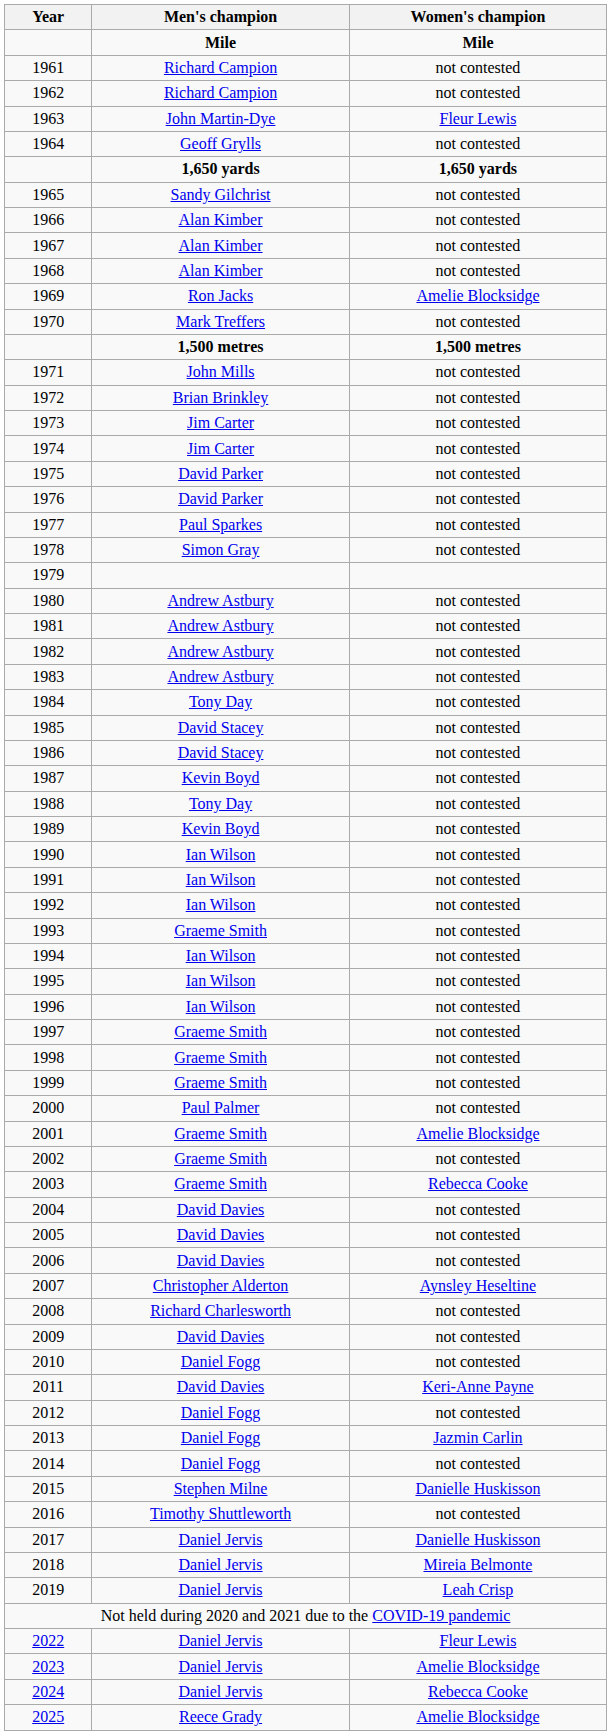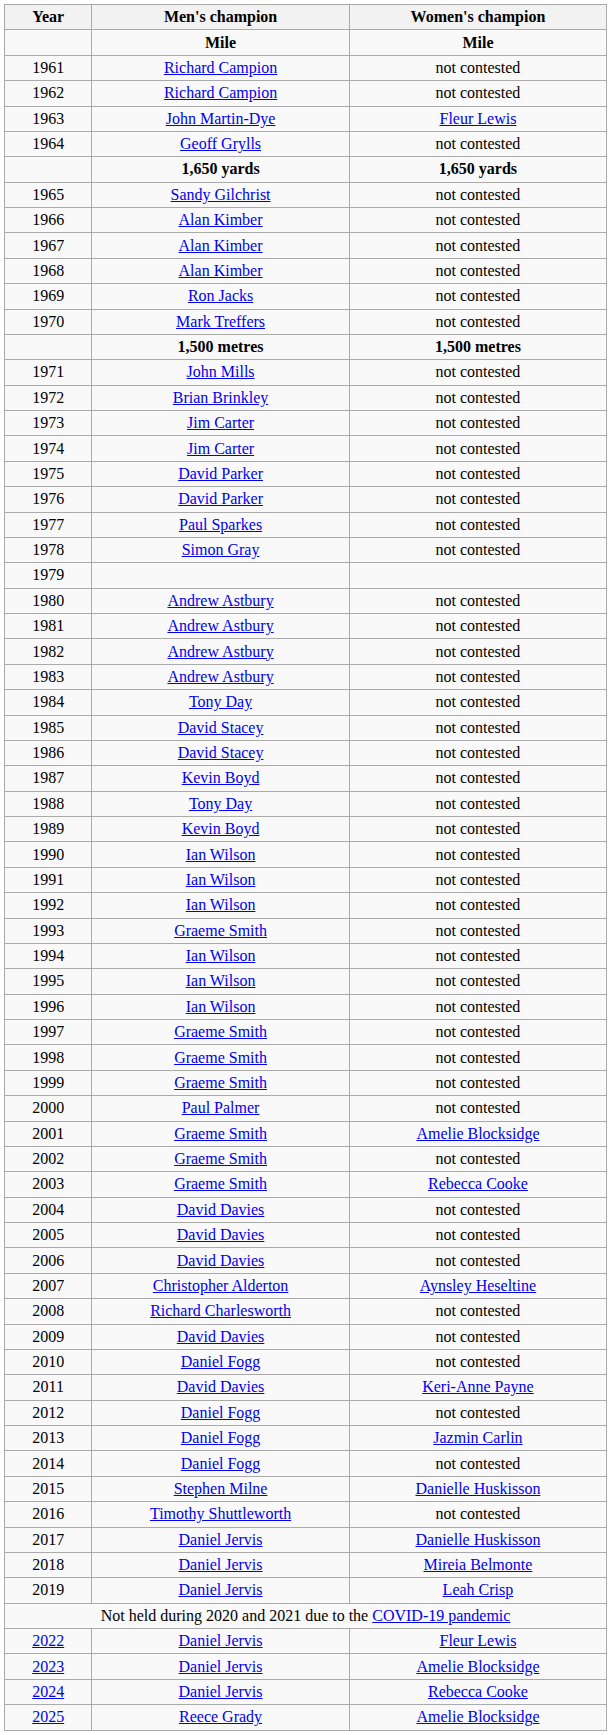(478, 296) Amelie Blocksidge -> (478, 296) not contested
